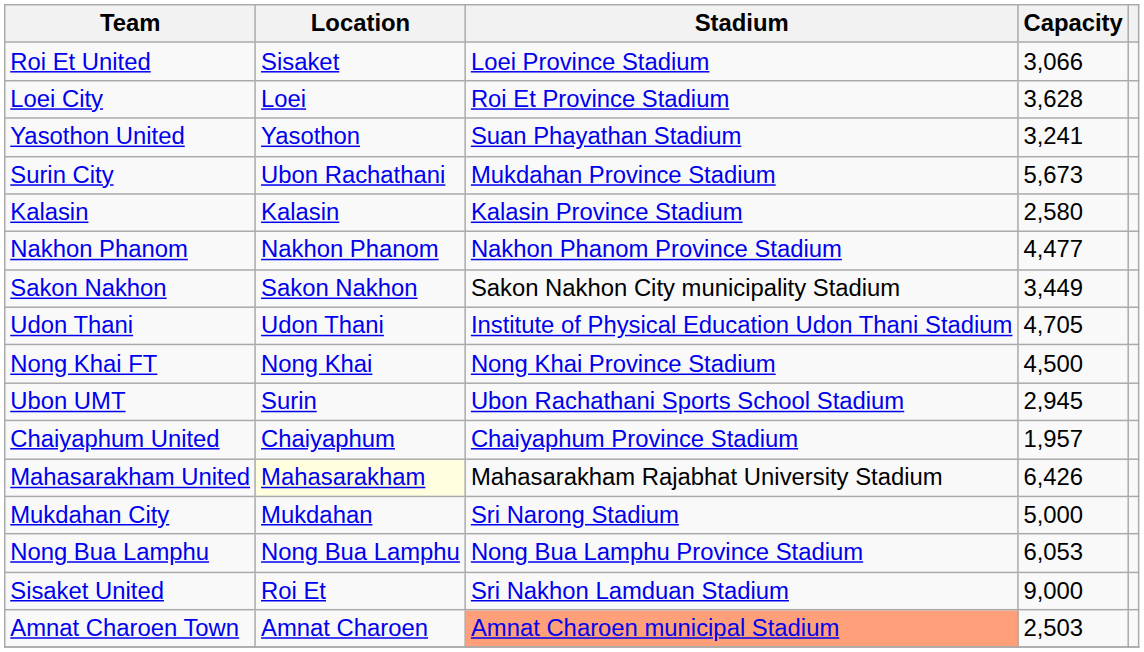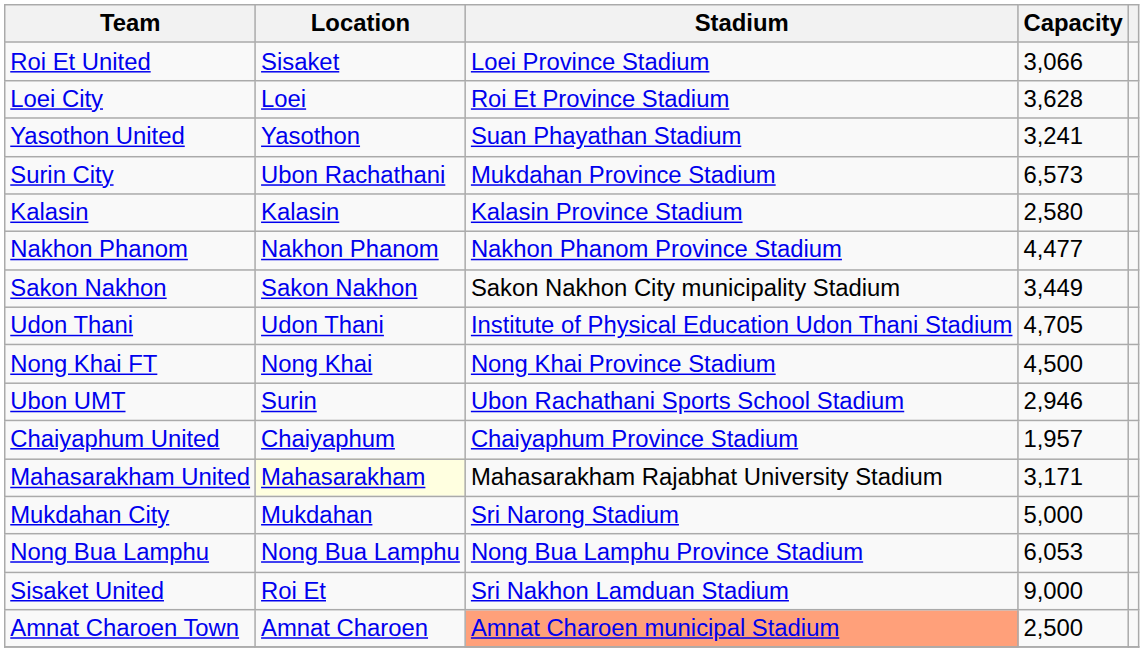(1053, 174) 5,673 -> (1053, 174) 6,573
(1053, 401) 2,945 -> (1053, 401) 2,946
(1053, 477) 6,426 -> (1053, 477) 3,171
(1053, 628) 2,503 -> (1053, 628) 2,500
